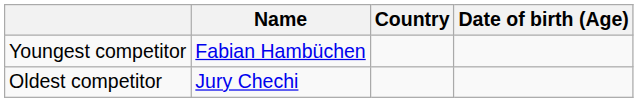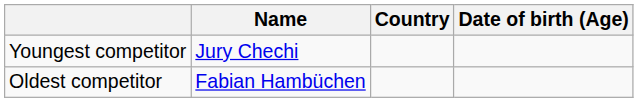(281, 50) Fabian Hambüchen -> (247, 50) Jury Chechi
(247, 81) Jury Chechi -> (281, 81) Fabian Hambüchen
